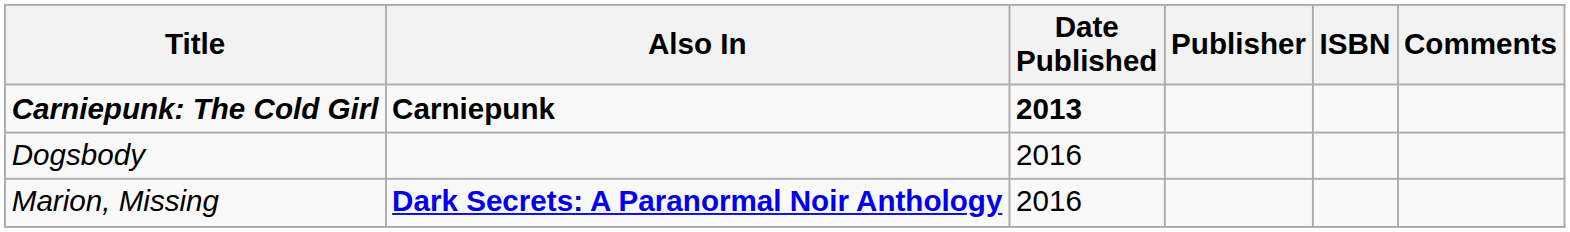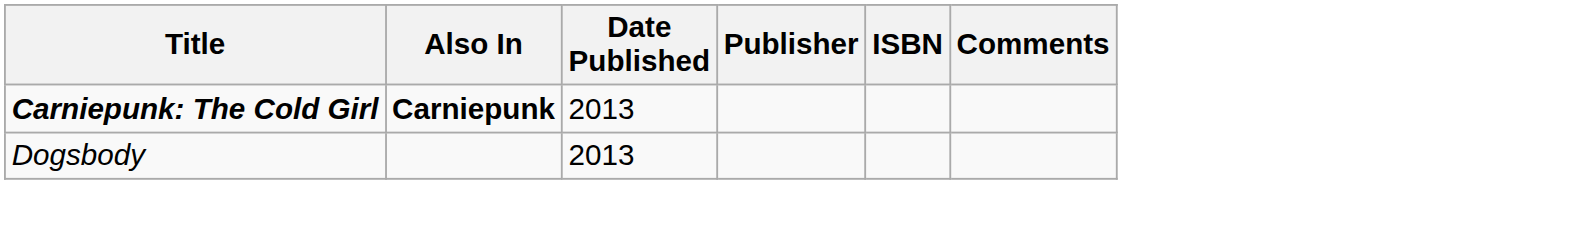(1049, 108) bold -> (602, 108) normal
(1049, 155) 2016 -> (602, 155) 2013
- row: (115, 202)
